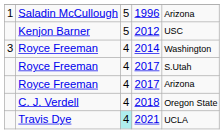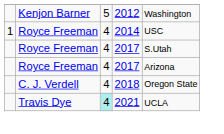- row: (68, 13)
(174, 31) USC -> (168, 13) Washington
(10, 48) 3 -> (10, 31) 1
(188, 49) Washington -> (154, 31) USC
